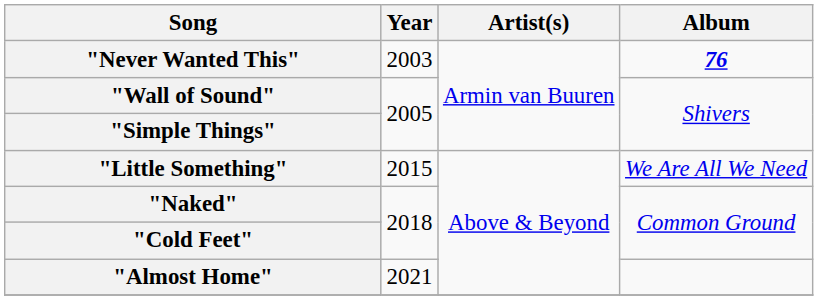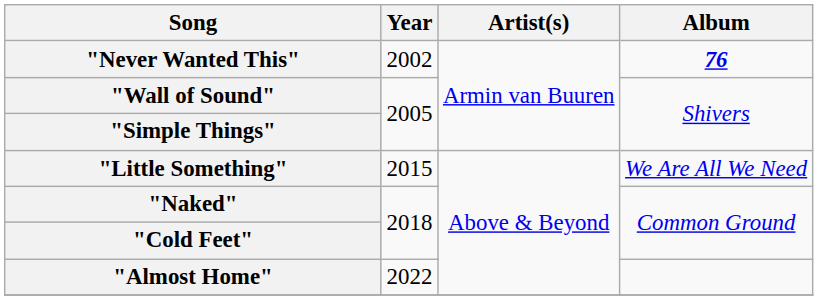(409, 58) 2003 -> (409, 58) 2002
(409, 276) 2021 -> (409, 276) 2022
